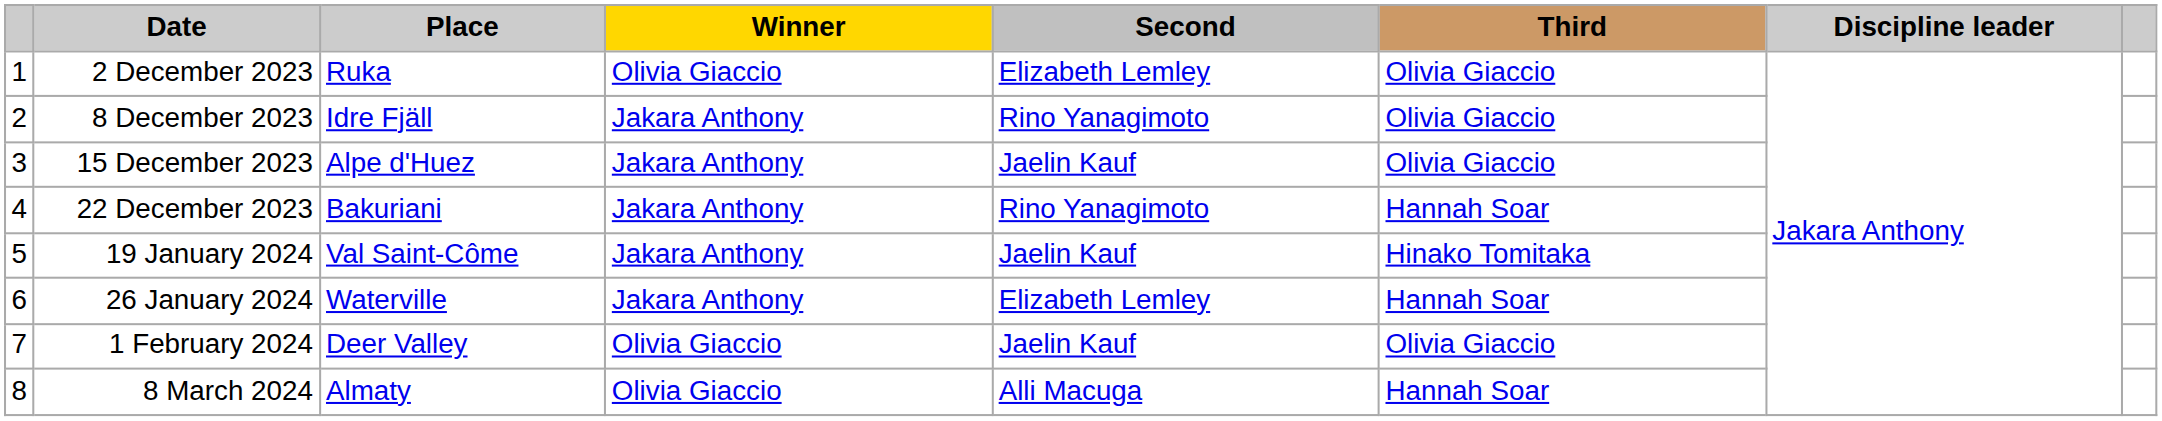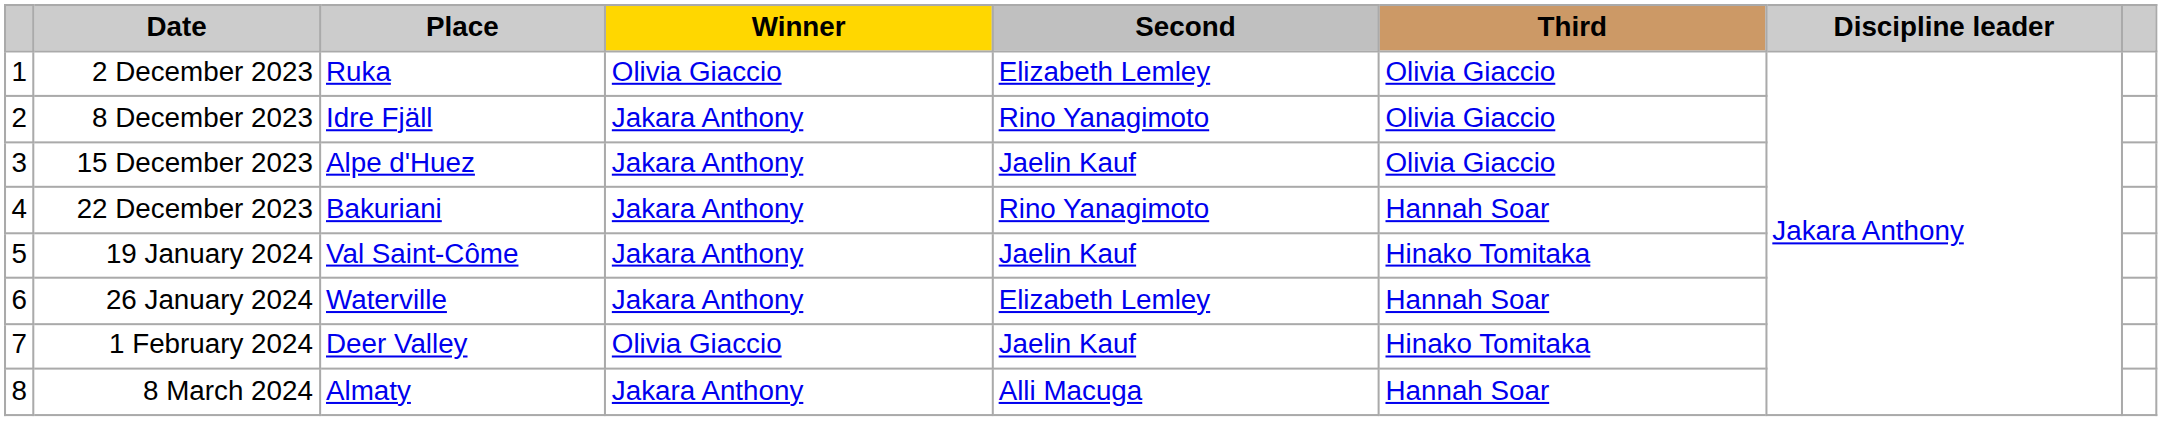(1470, 345) Olivia Giaccio -> (1488, 345) Hinako Tomitaka
(697, 390) Olivia Giaccio -> (708, 390) Jakara Anthony
